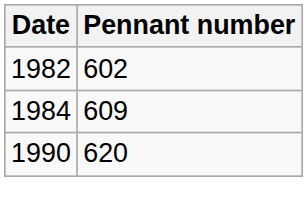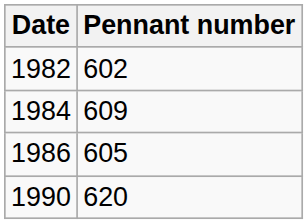+ row: (41, 153)
